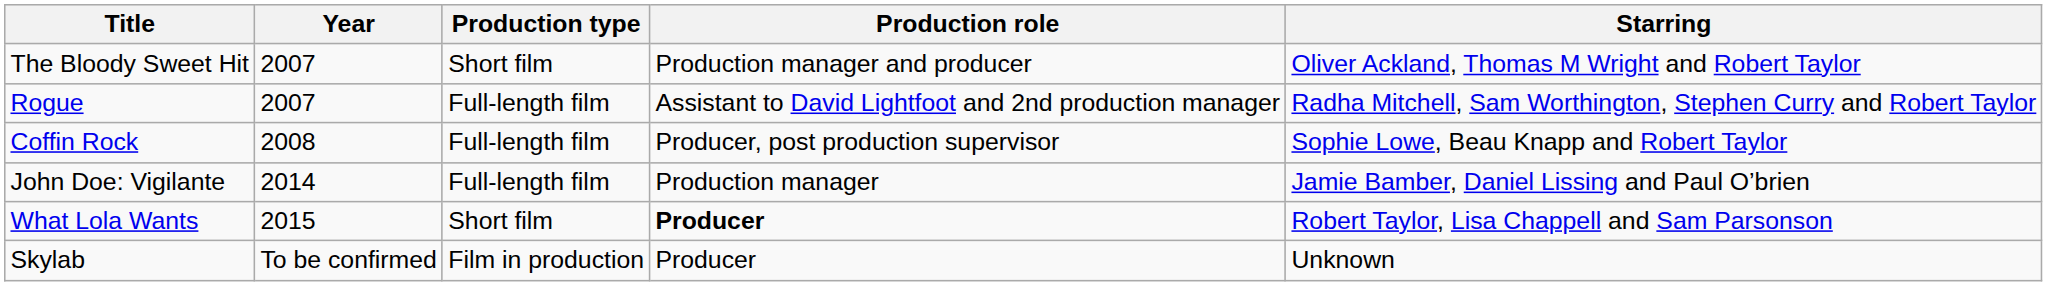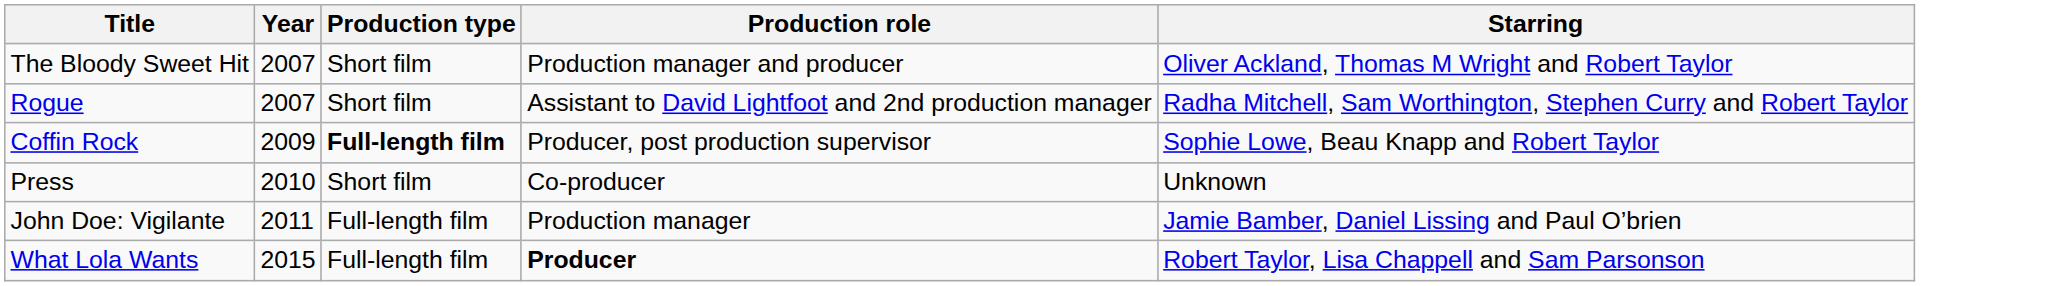(529, 102) Full-length film -> (379, 102) Short film
(288, 142) 2008 -> (288, 142) 2009
(529, 142) normal -> (416, 142) bold
+ row: (42, 181)
(288, 181) 2014 -> (287, 220) 2011
(501, 220) Short film -> (408, 260) Full-length film
- row: (48, 260)
